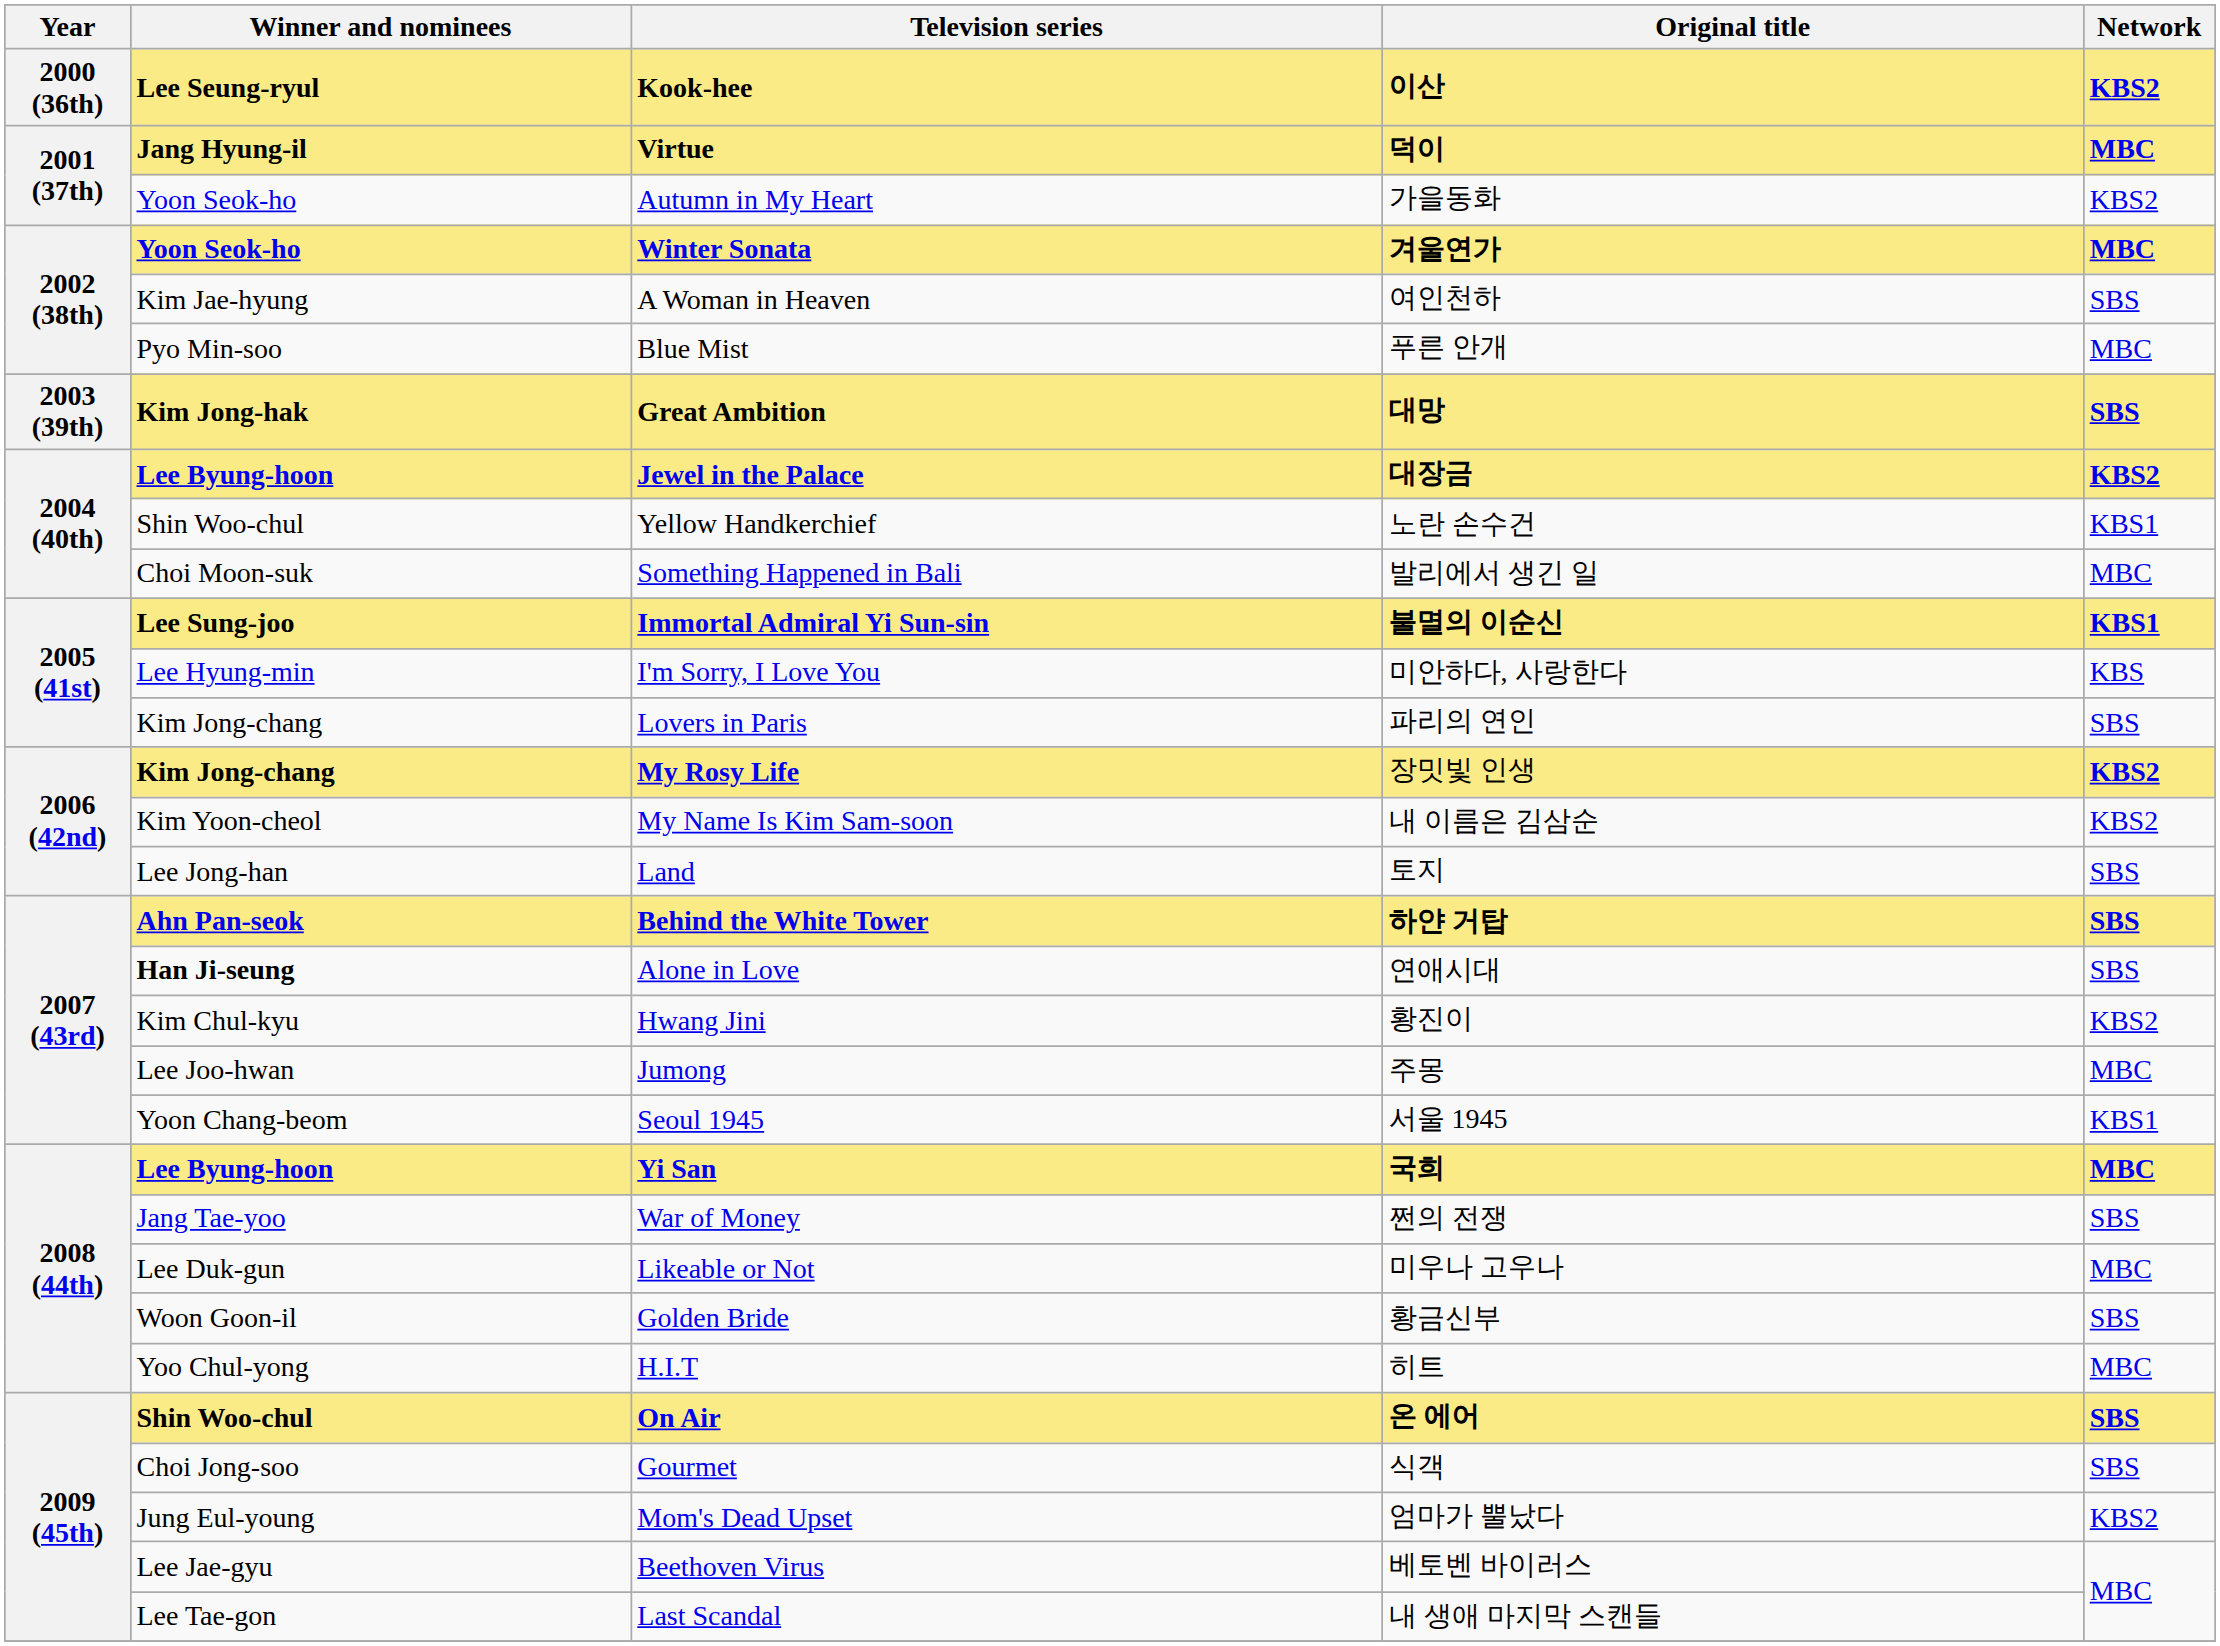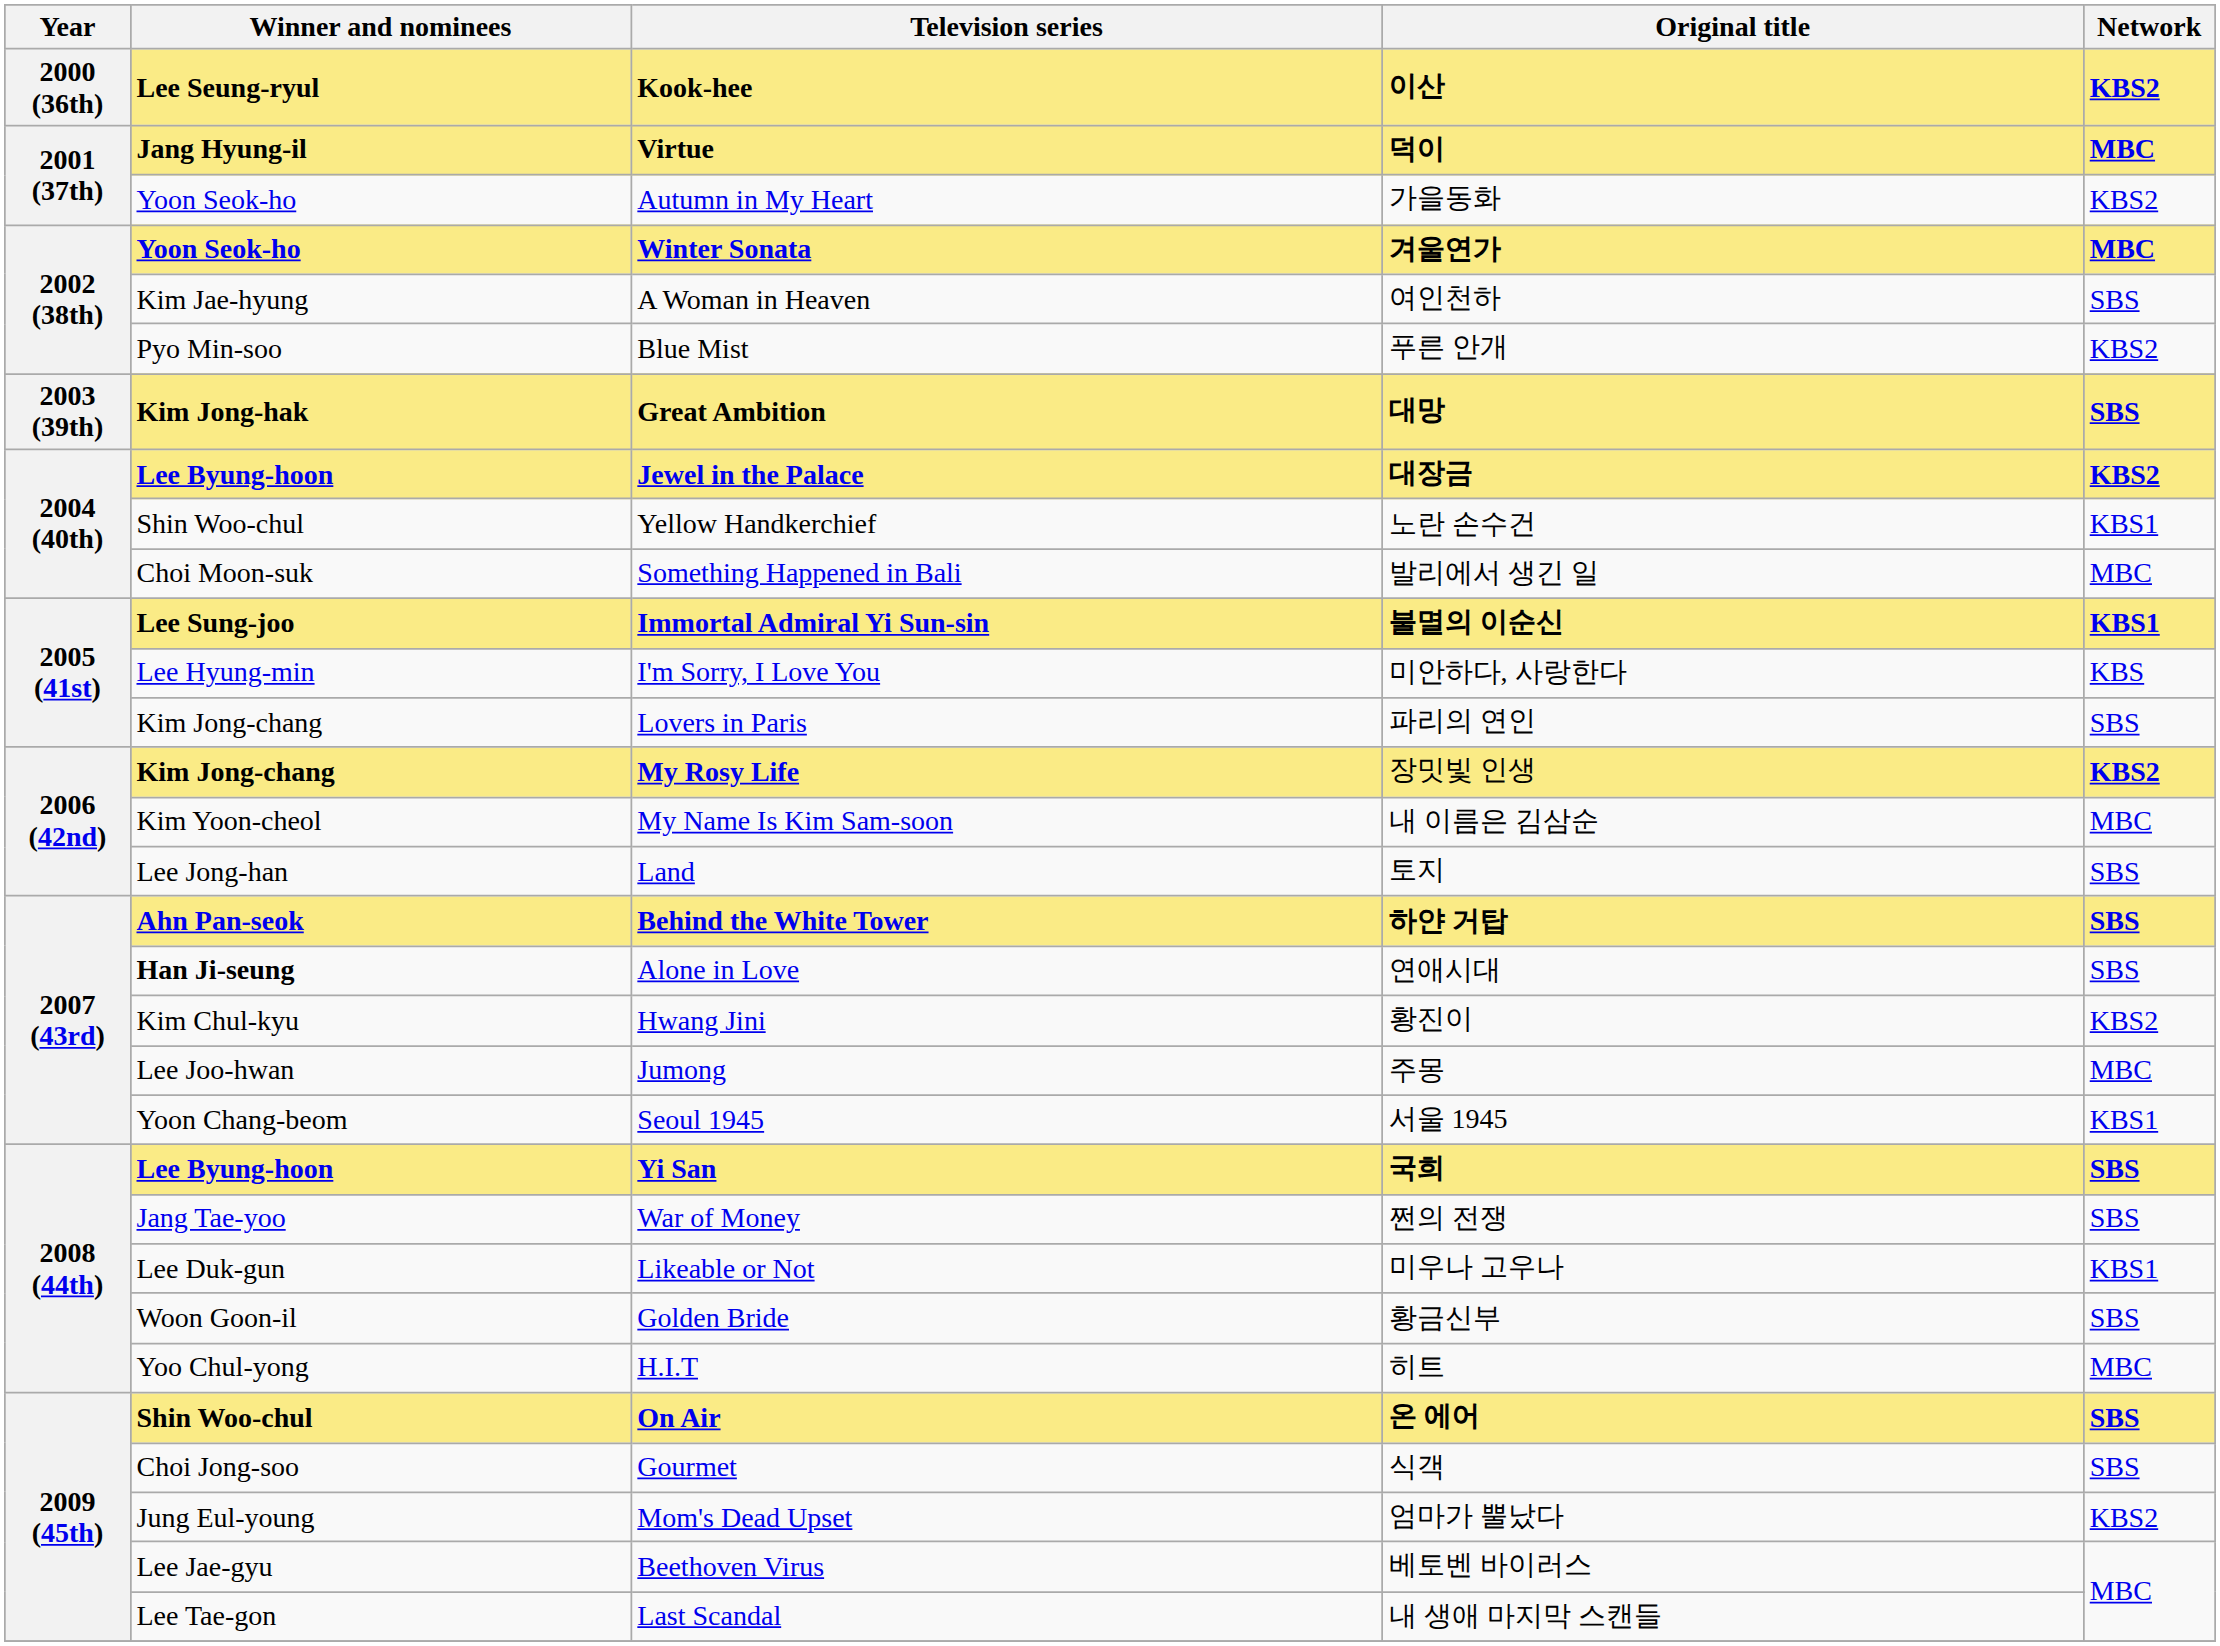(2121, 348) MBC -> (2124, 348) KBS2
(2124, 821) KBS2 -> (2121, 821) MBC
(2122, 1169) MBC -> (2115, 1169) SBS
(2121, 1268) MBC -> (2124, 1268) KBS1
